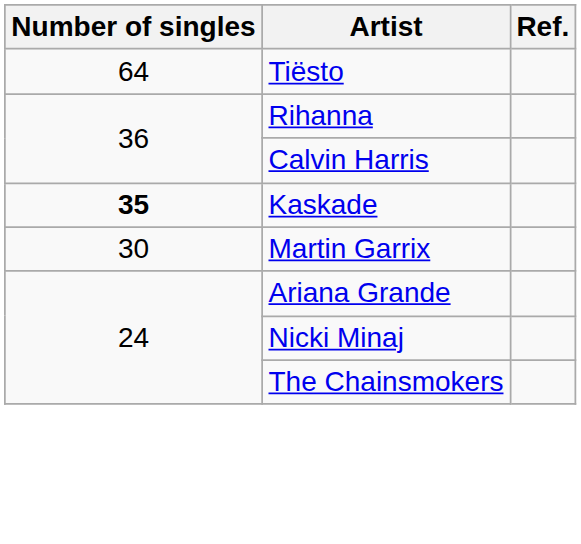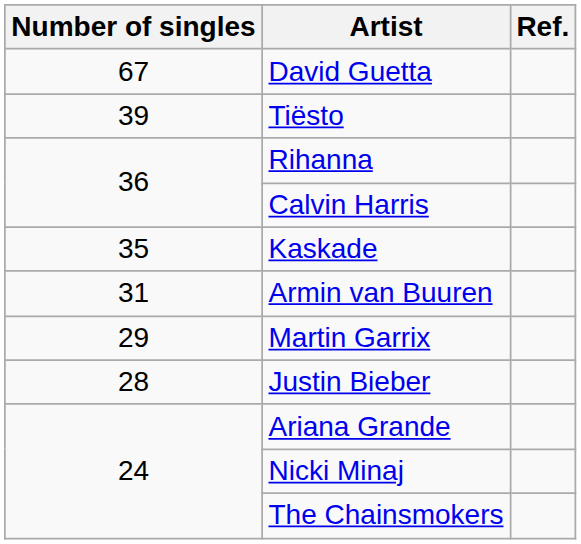+ row: (350, 71)
(133, 71) 64 -> (133, 115) 39
(133, 204) bold -> (133, 248) normal
+ row: (381, 293)
(133, 248) 30 -> (133, 337) 29
+ row: (349, 381)
